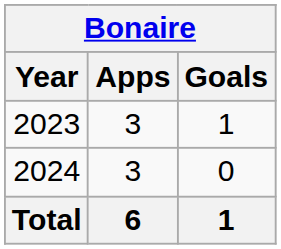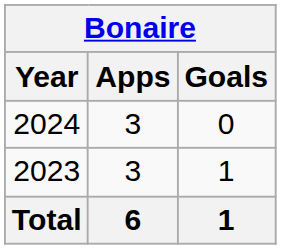rows swapped: (47, 123) <-> (47, 171)
